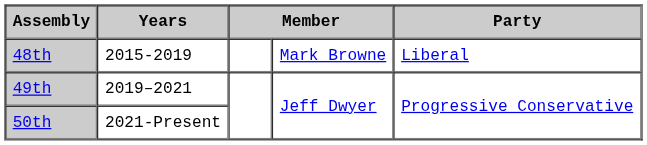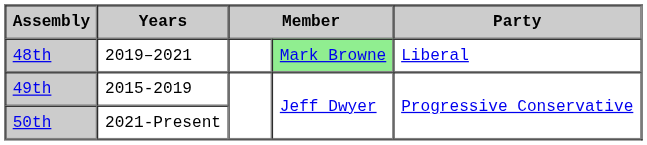(148, 55) 2015-2019 -> (148, 55) 2019–2021
(333, 55) no background -> (333, 55) lightgreen background
(148, 89) 2019–2021 -> (148, 89) 2015-2019
